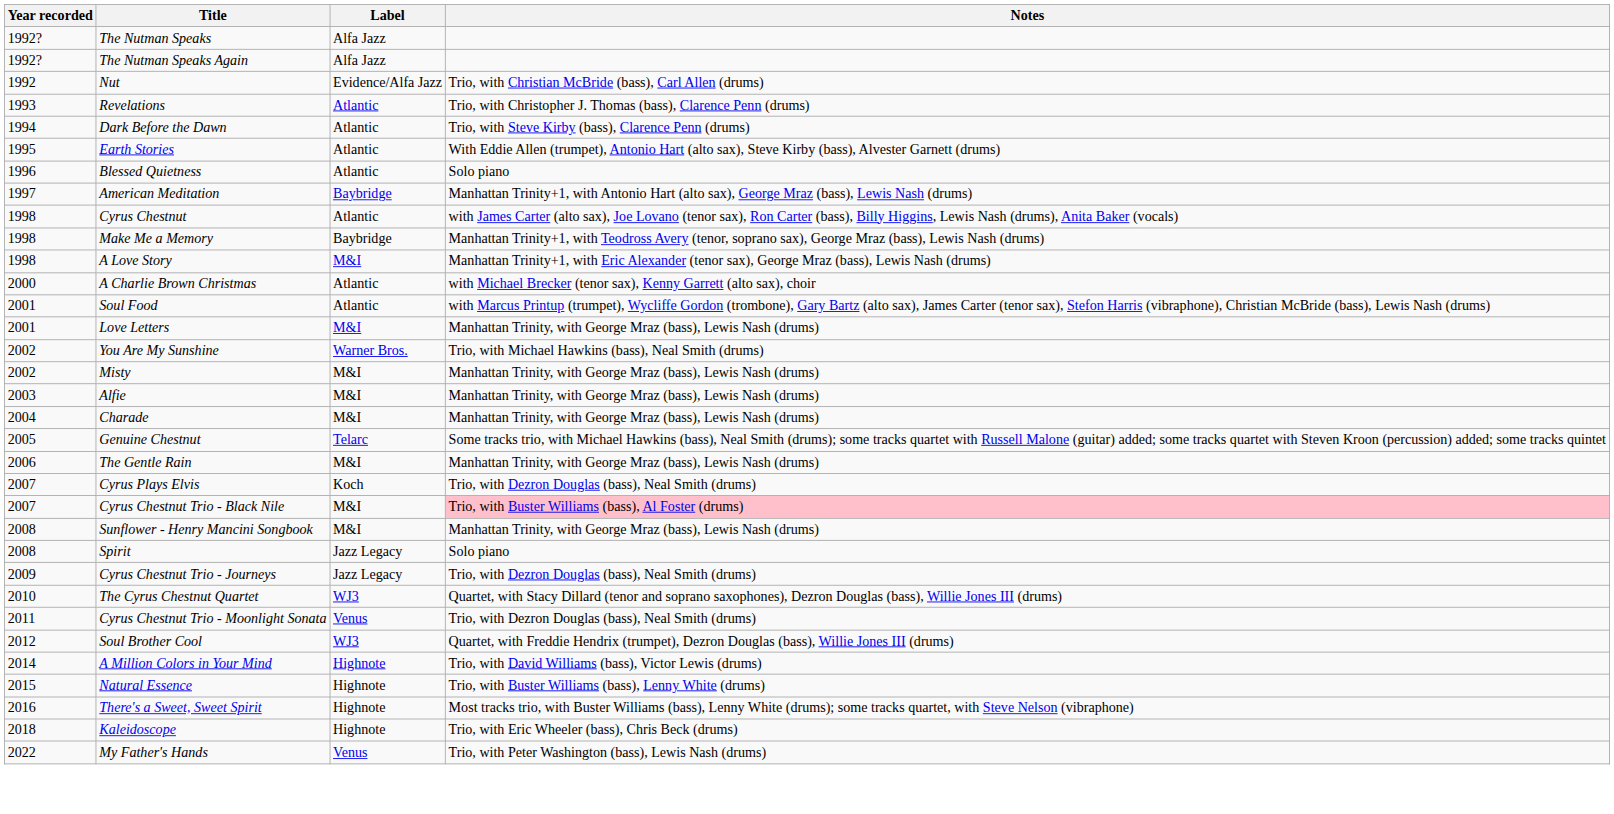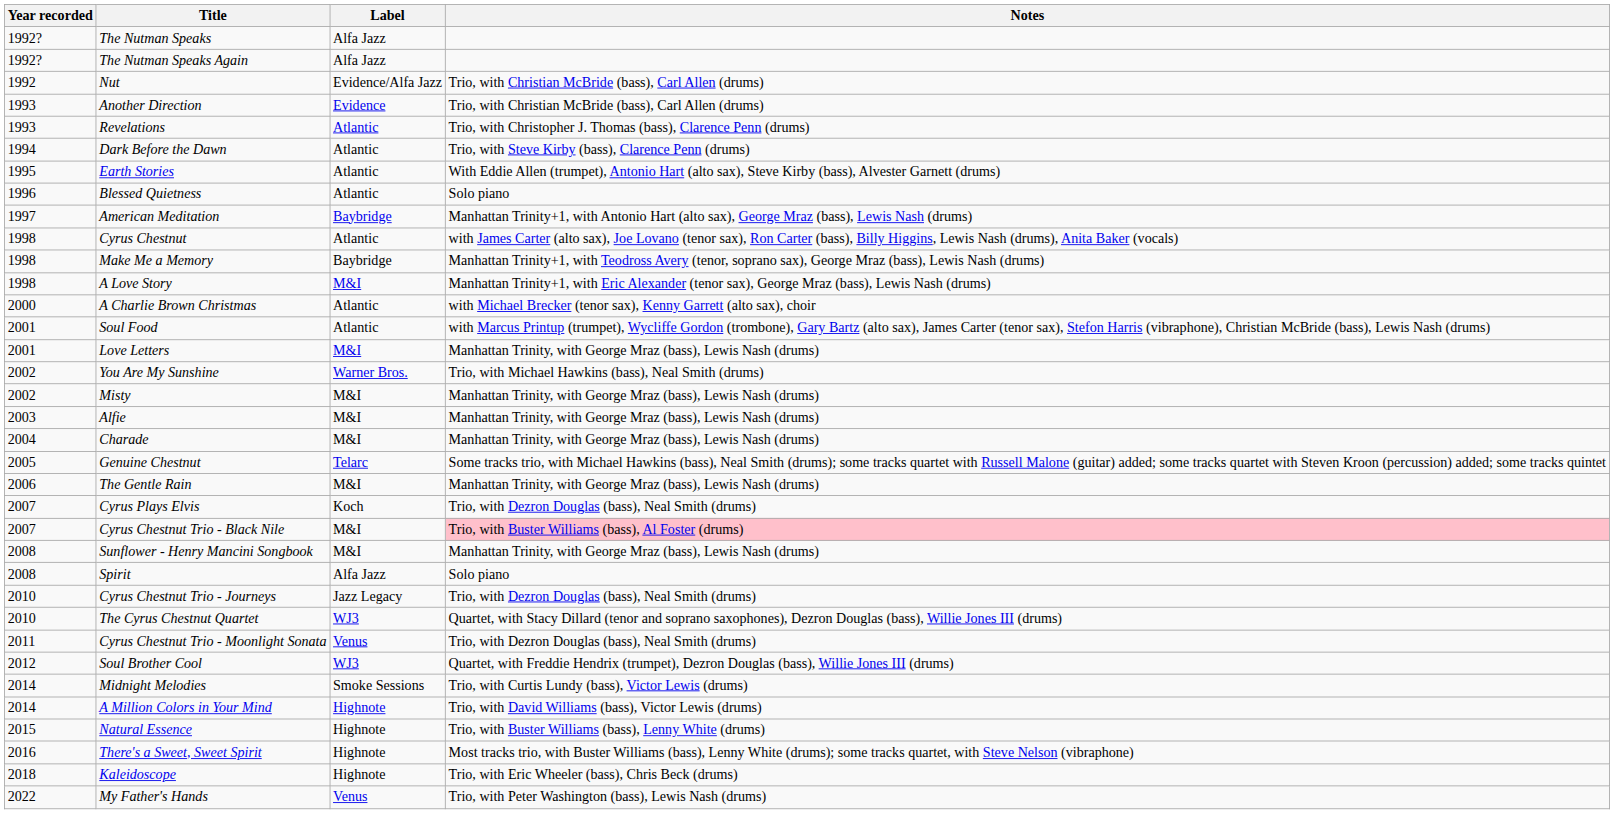+ row: (150, 104)
(368, 551) Jazz Legacy -> (359, 573) Alfa Jazz
(22, 573) 2009 -> (22, 596) 2010
+ row: (153, 685)
